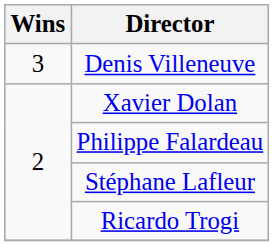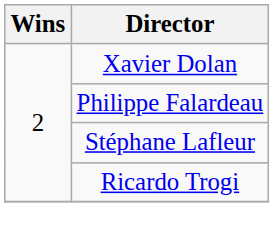- row: (170, 63)
